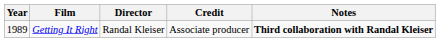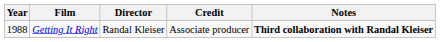(17, 29) 1989 -> (17, 29) 1988
